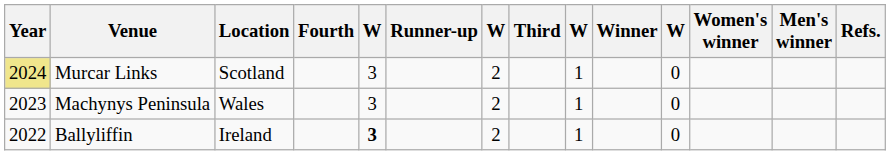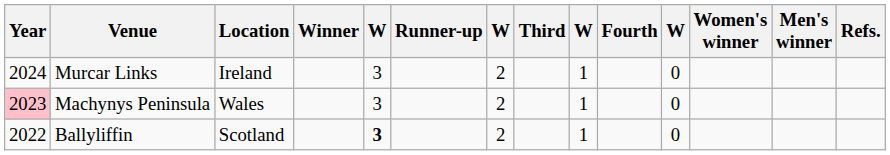columns swapped: (627, 31) <-> (326, 31)
(28, 73) khaki background -> (28, 73) no background
(252, 73) Scotland -> (245, 73) Ireland
(28, 103) no background -> (28, 103) pink background
(245, 134) Ireland -> (252, 134) Scotland
